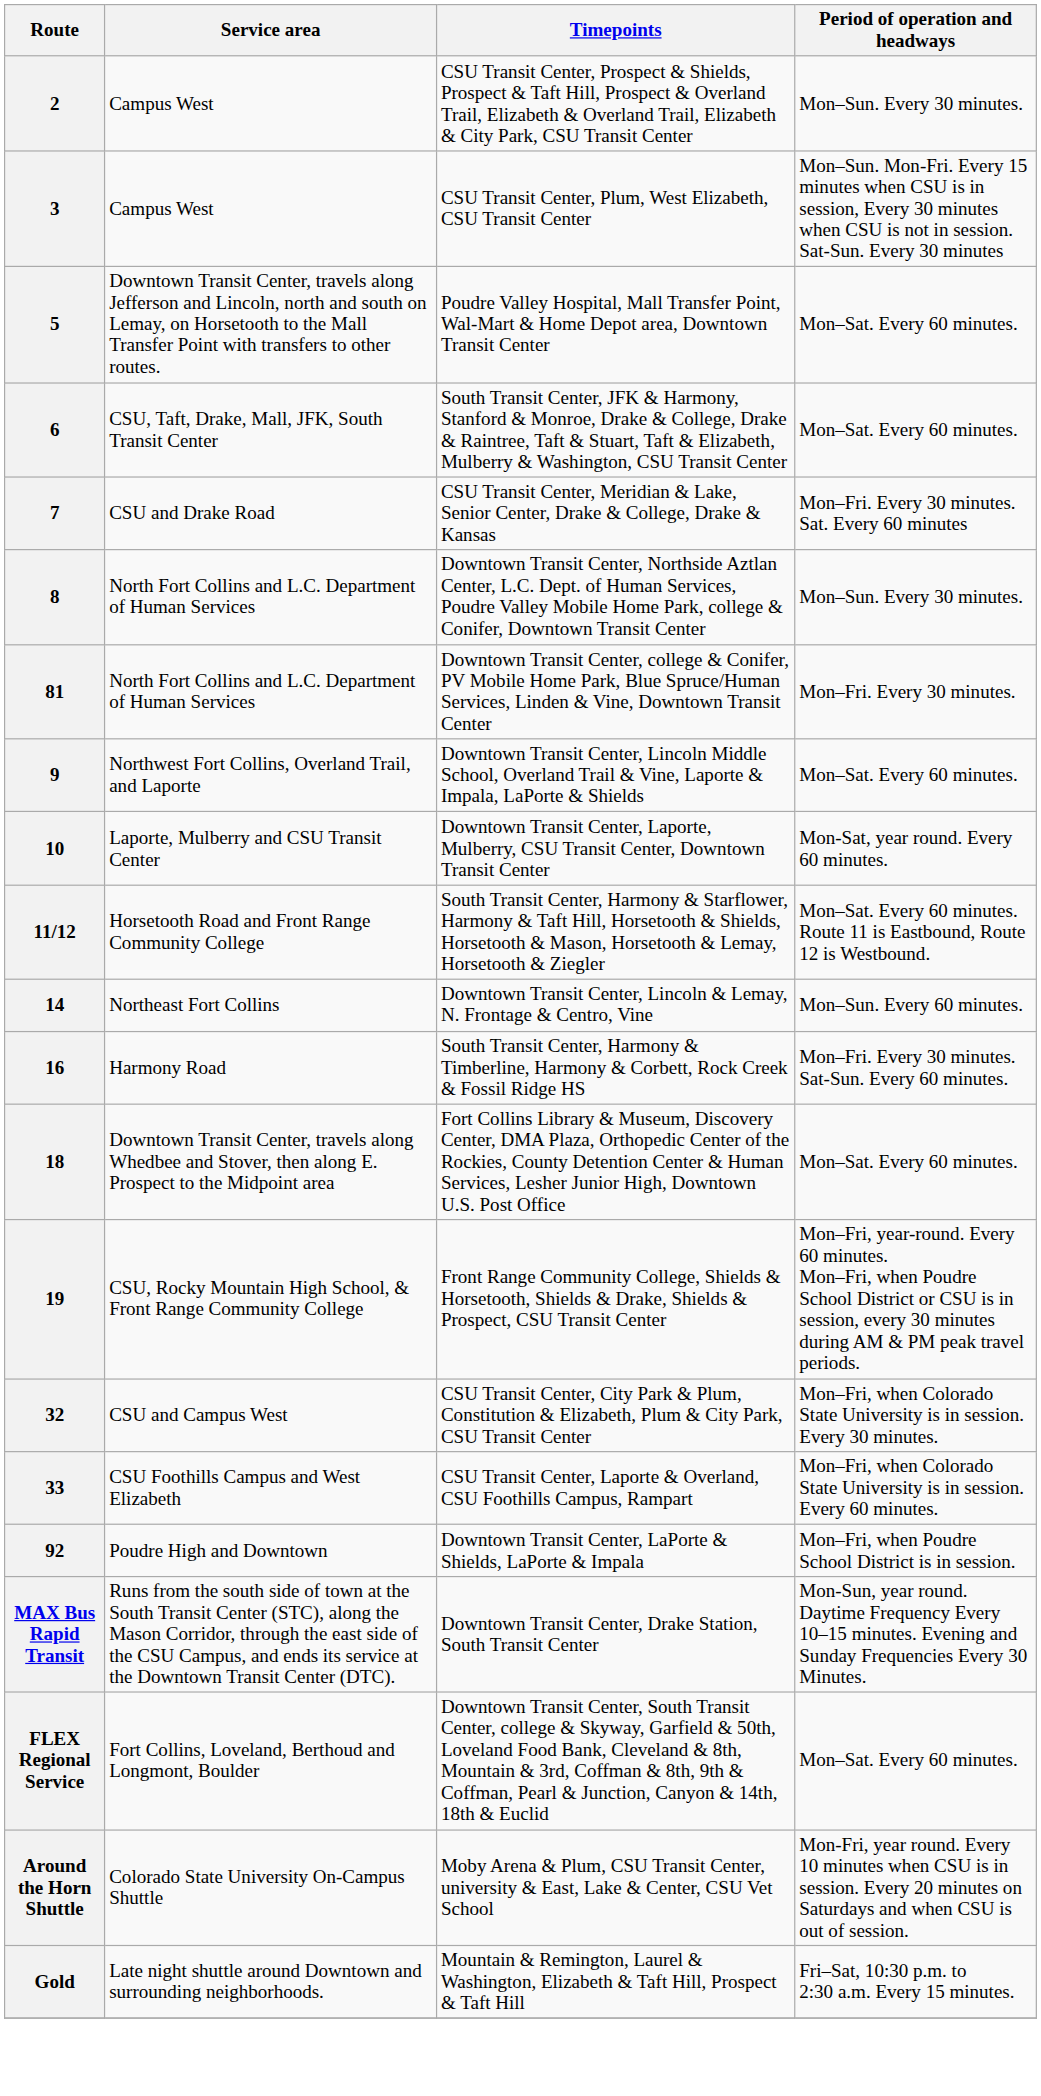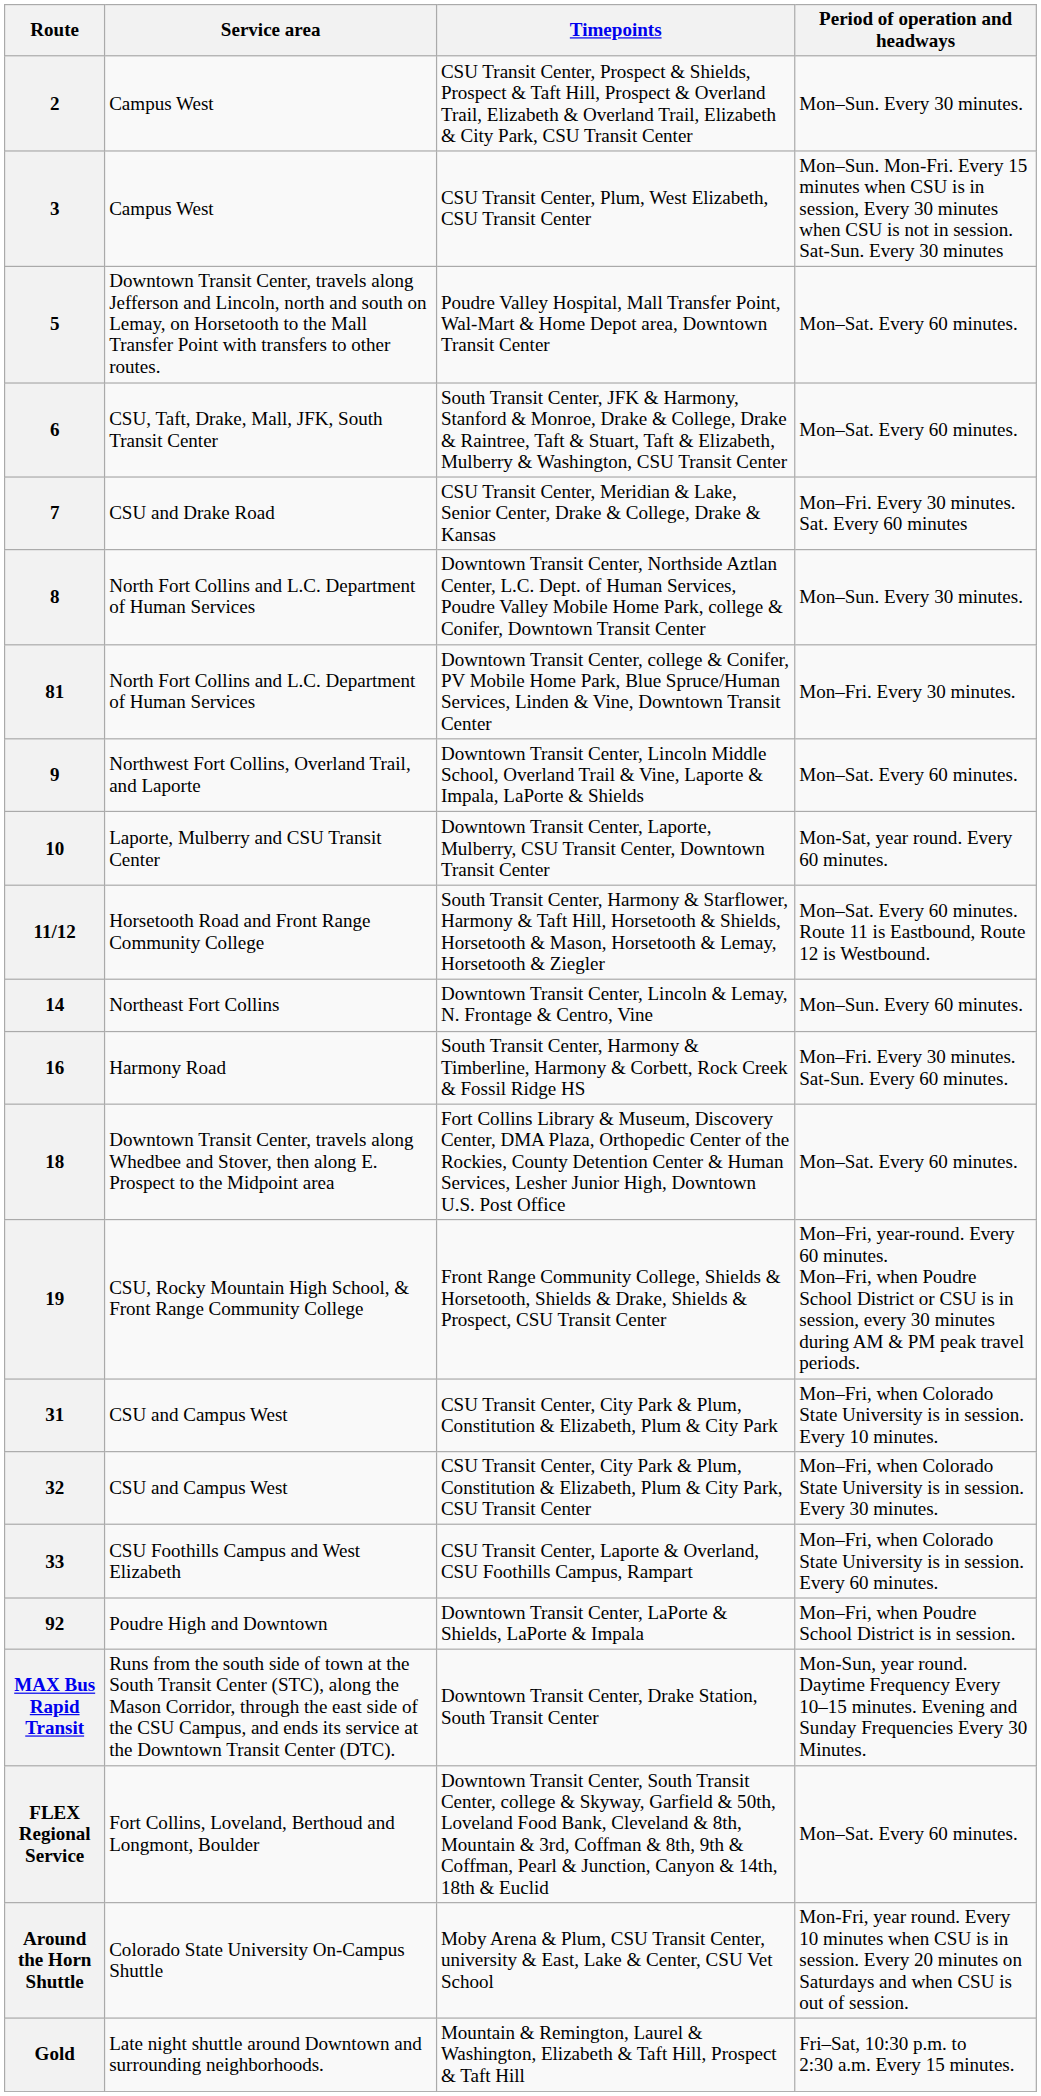+ row: (55, 1415)
